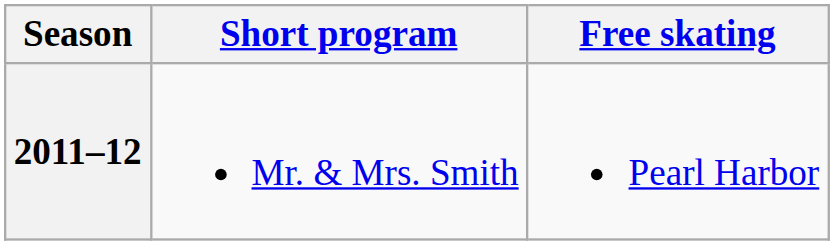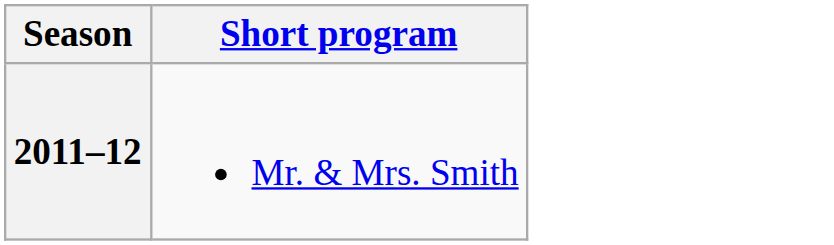- column: (677, 33)
